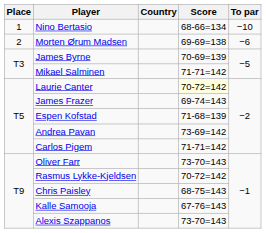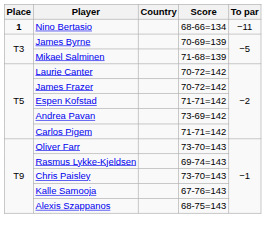(19, 27) normal -> (19, 27) bold
(245, 27) −10 -> (245, 27) −11
- row: (81, 42)
(204, 72) 71-71=142 -> (204, 57) 71-68=139
(204, 87) lightyellow background -> (204, 72) no background
(204, 101) 69-74=143 -> (204, 87) 70-72=142
(204, 116) 71-68=139 -> (204, 101) 71-71=142
(204, 176) 70-72=142 -> (204, 161) 69-74=143
(204, 191) 68-75=143 -> (204, 176) 73-70=143
(204, 221) 73-70=143 -> (204, 206) 68-75=143
